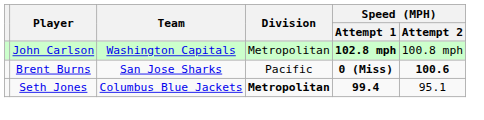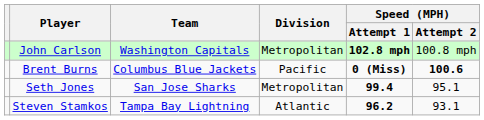(171, 69) San Jose Sharks -> (185, 69) Columbus Blue Jackets
(171, 87) Columbus Blue Jackets -> (185, 87) San Jose Sharks
(289, 87) bold -> (302, 87) normal
+ row: (60, 106)
